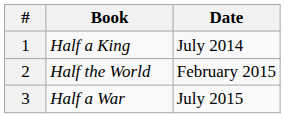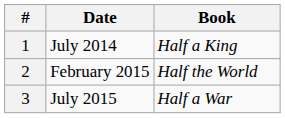columns swapped: (110, 17) <-> (226, 17)
